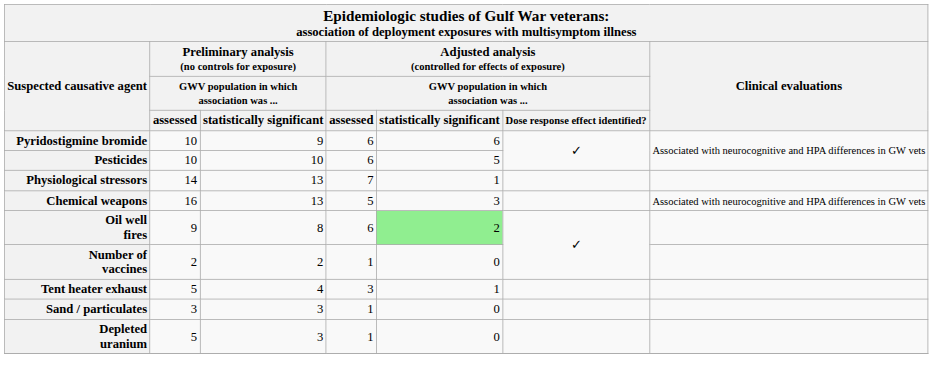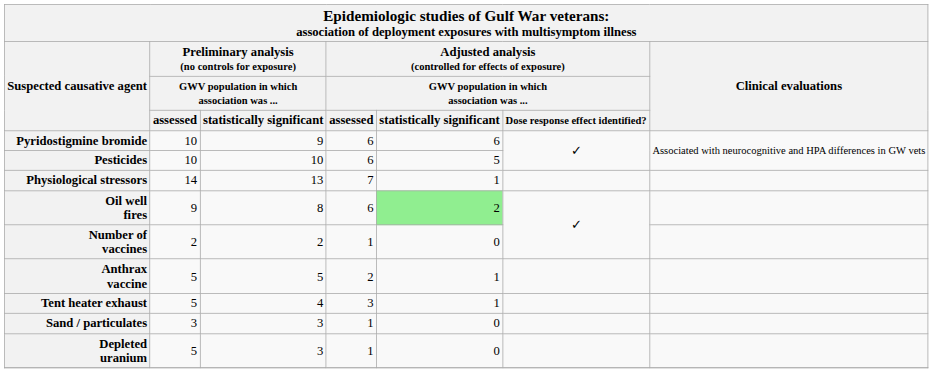- row: (97, 200)
+ row: (124, 276)
